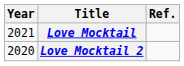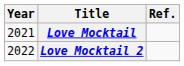(21, 51) 2020 -> (21, 51) 2022
